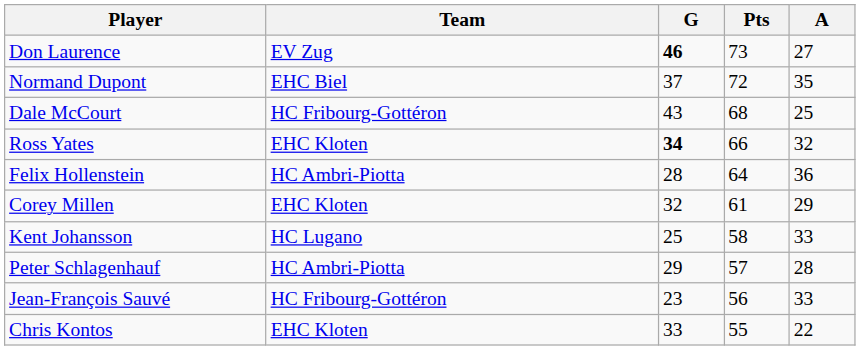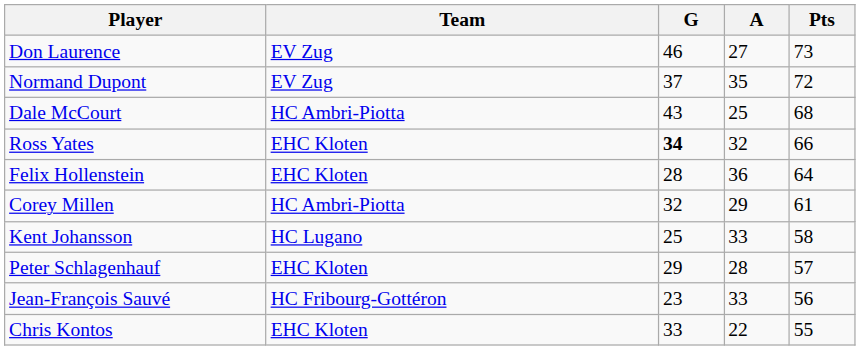columns swapped: (822, 19) <-> (757, 19)
(673, 50) bold -> (673, 50) normal
(309, 81) EHC Biel -> (302, 81) EV Zug
(359, 112) HC Fribourg-Gottéron -> (338, 112) HC Ambri-Piotta
(338, 174) HC Ambri-Piotta -> (319, 174) EHC Kloten
(319, 205) EHC Kloten -> (338, 205) HC Ambri-Piotta
(338, 267) HC Ambri-Piotta -> (319, 267) EHC Kloten
